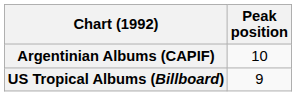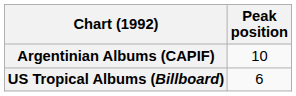(259, 79) 9 -> (259, 79) 6
